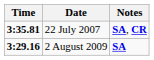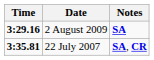rows swapped: (72, 30) <-> (76, 47)
